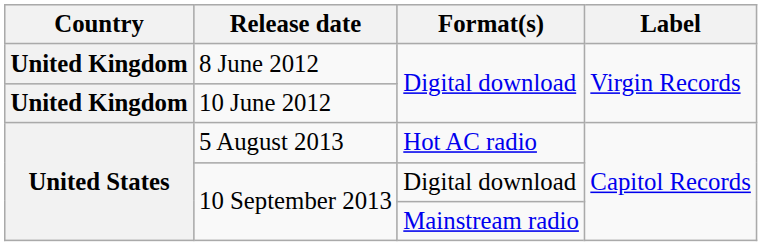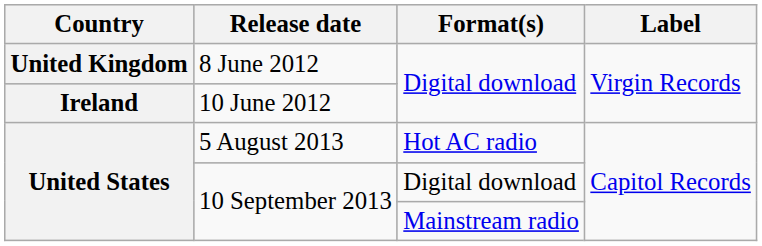(99, 102) United Kingdom -> (99, 102) Ireland
